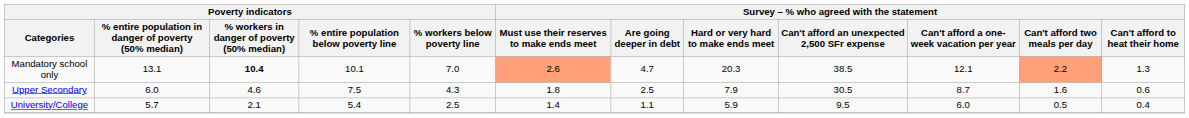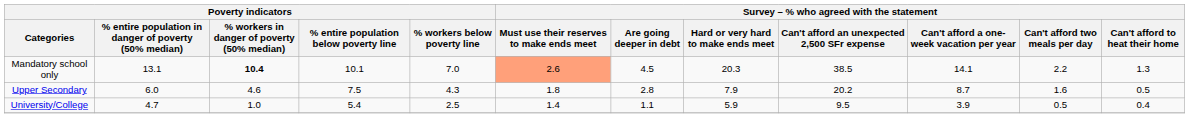(647, 69) 4.7 -> (647, 69) 4.5
(963, 69) 12.1 -> (963, 69) 14.1
(1061, 69) lightsalmon background -> (1061, 69) no background
(647, 90) 2.5 -> (647, 90) 2.8
(843, 90) 30.5 -> (843, 90) 20.2
(1143, 90) 0.6 -> (1143, 90) 0.5
(152, 105) 5.7 -> (152, 105) 4.7
(254, 105) 2.1 -> (254, 105) 1.0
(963, 105) 6.0 -> (963, 105) 3.9
